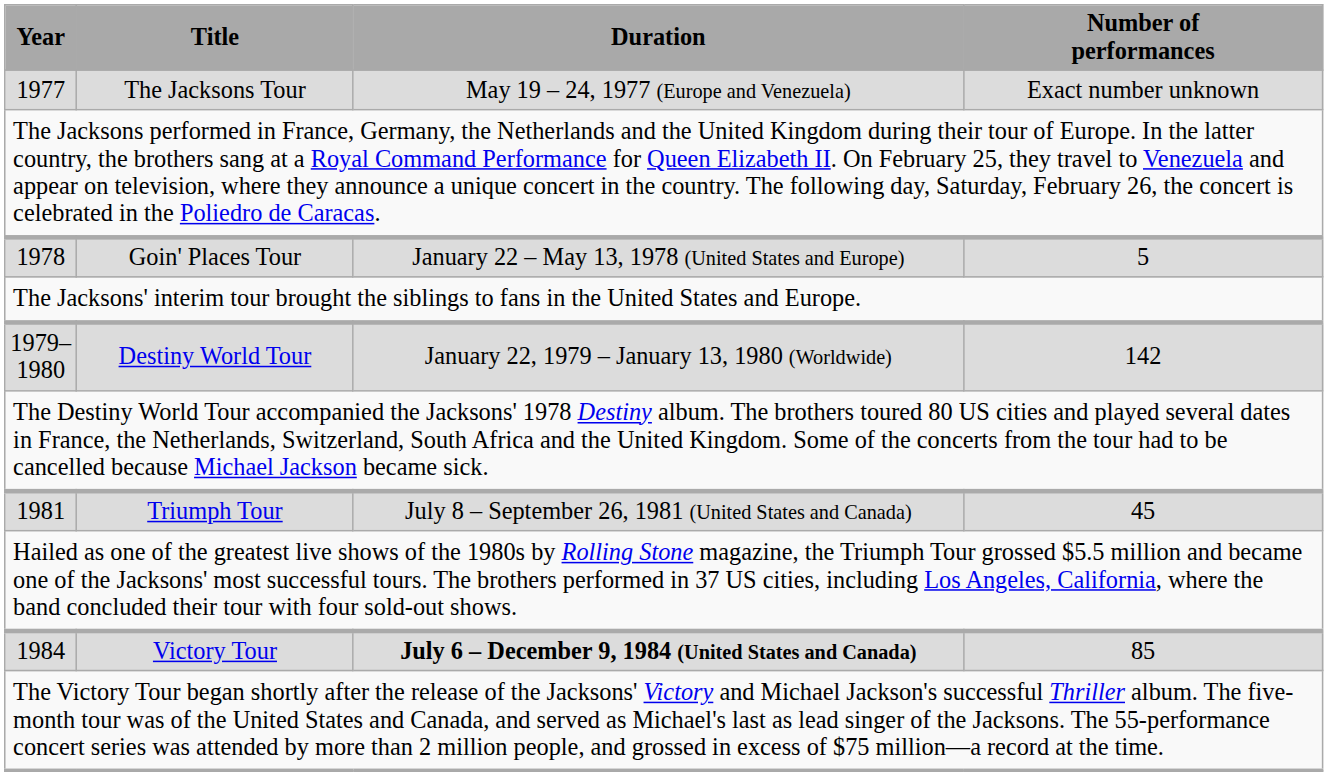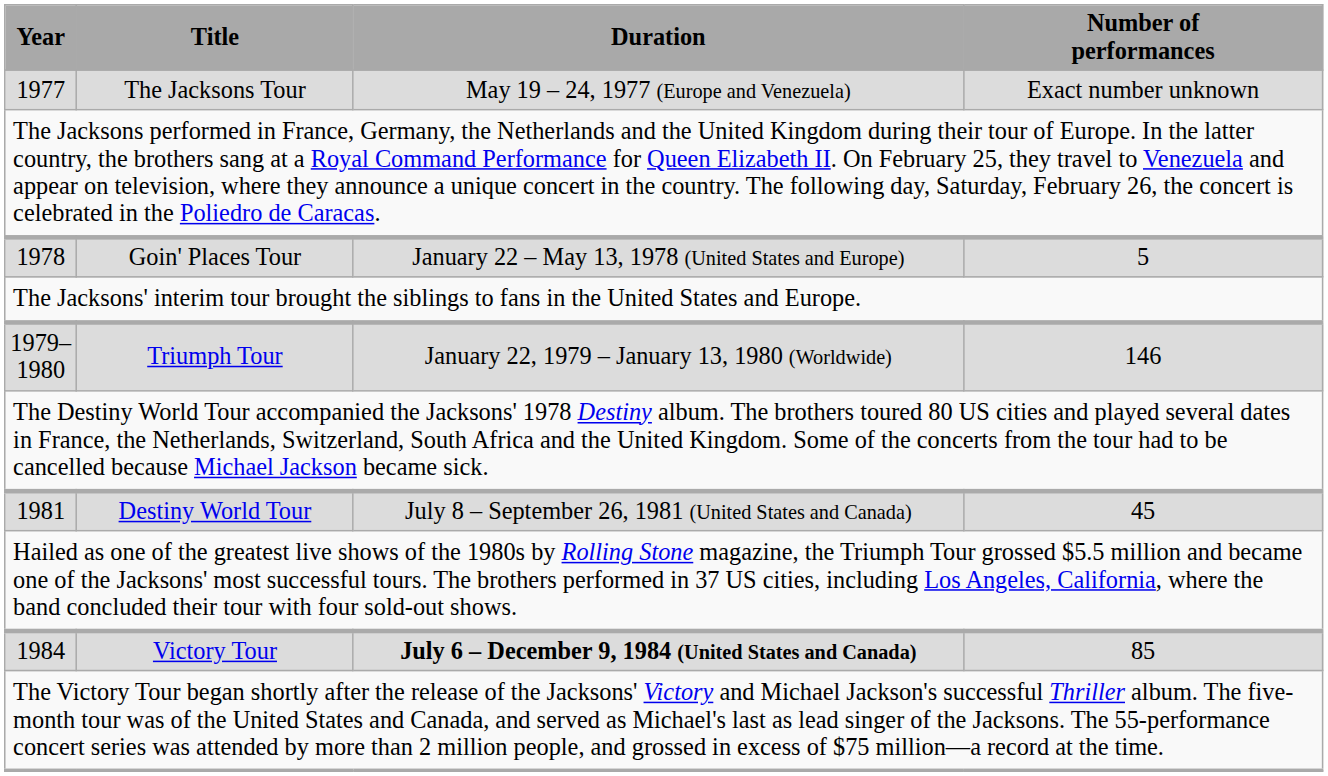(215, 356) Destiny World Tour -> (215, 356) Triumph Tour
(1143, 356) 142 -> (1143, 356) 146
(215, 510) Triumph Tour -> (215, 510) Destiny World Tour
